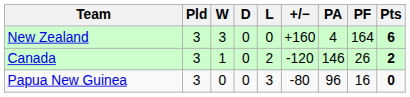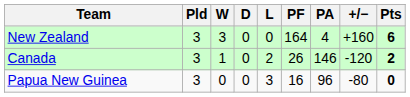columns swapped: (362, 15) <-> (300, 15)
